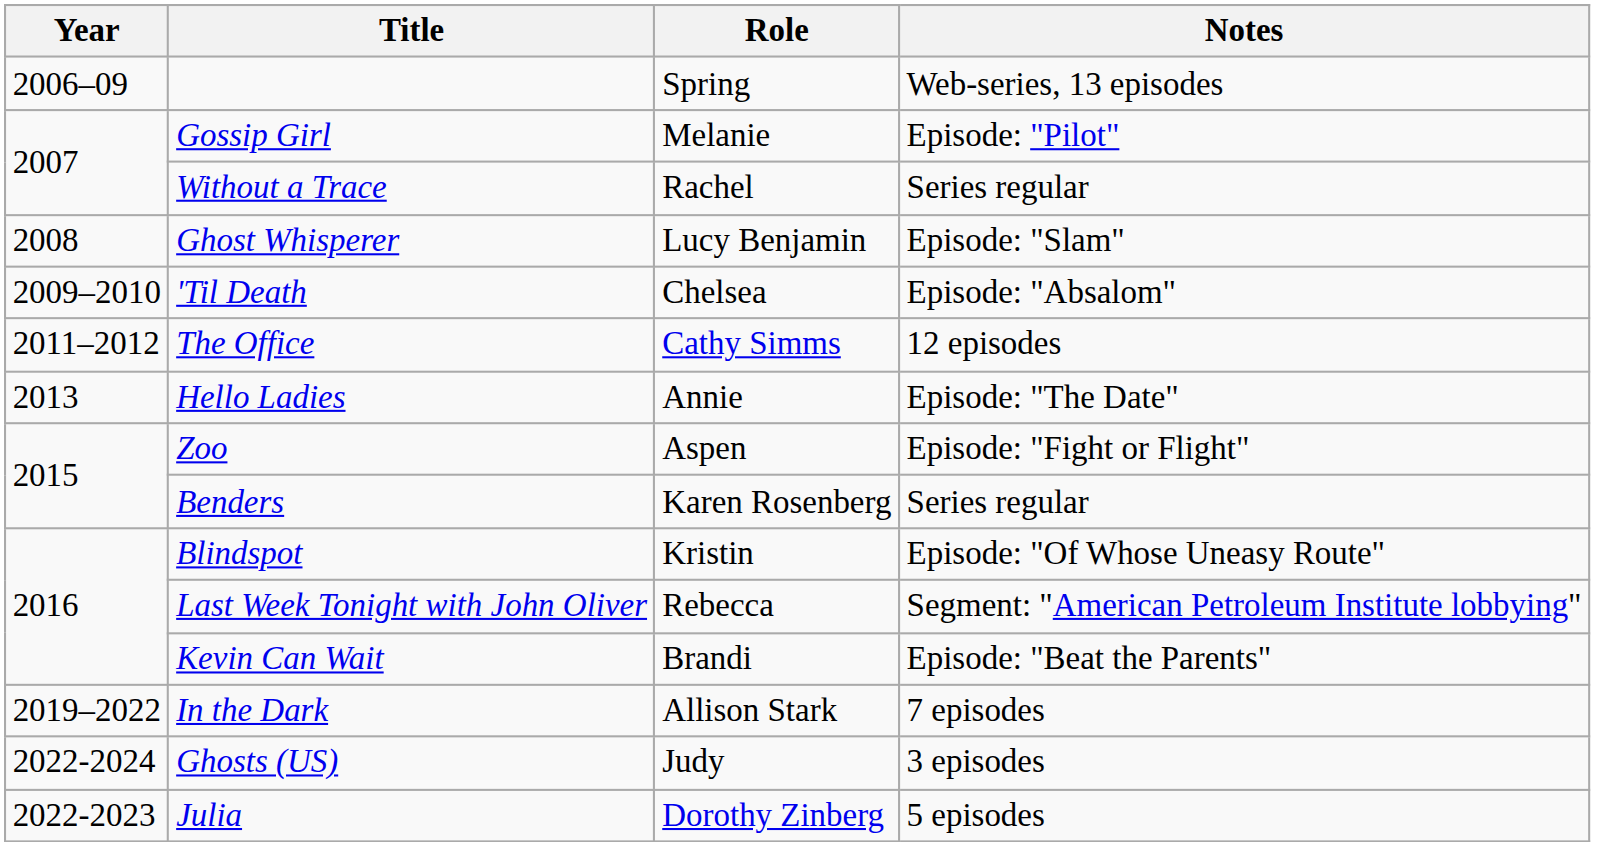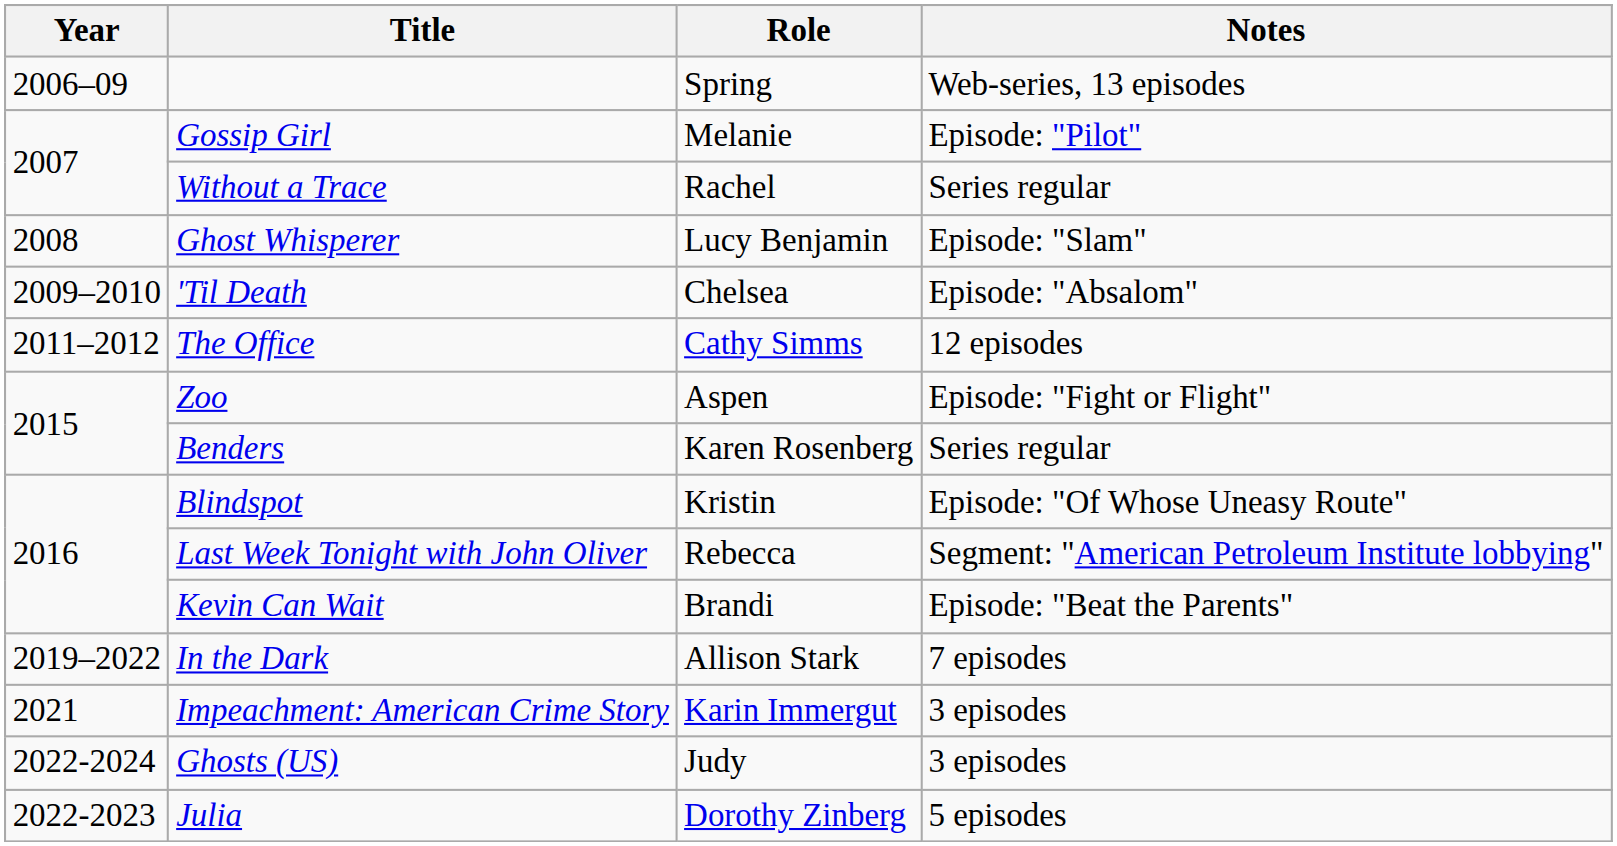- row: (261, 396)
+ row: (423, 710)
